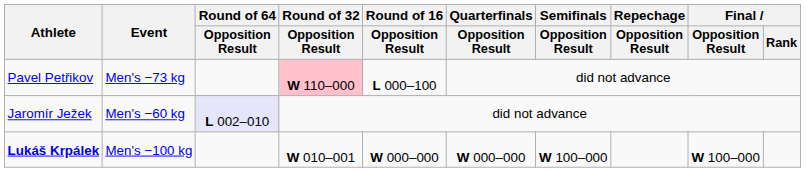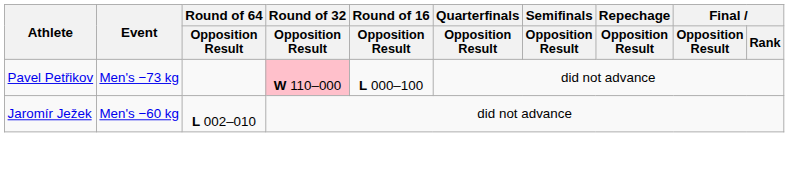(237, 121) lavender background -> (224, 121) no background
- row: (53, 150)
